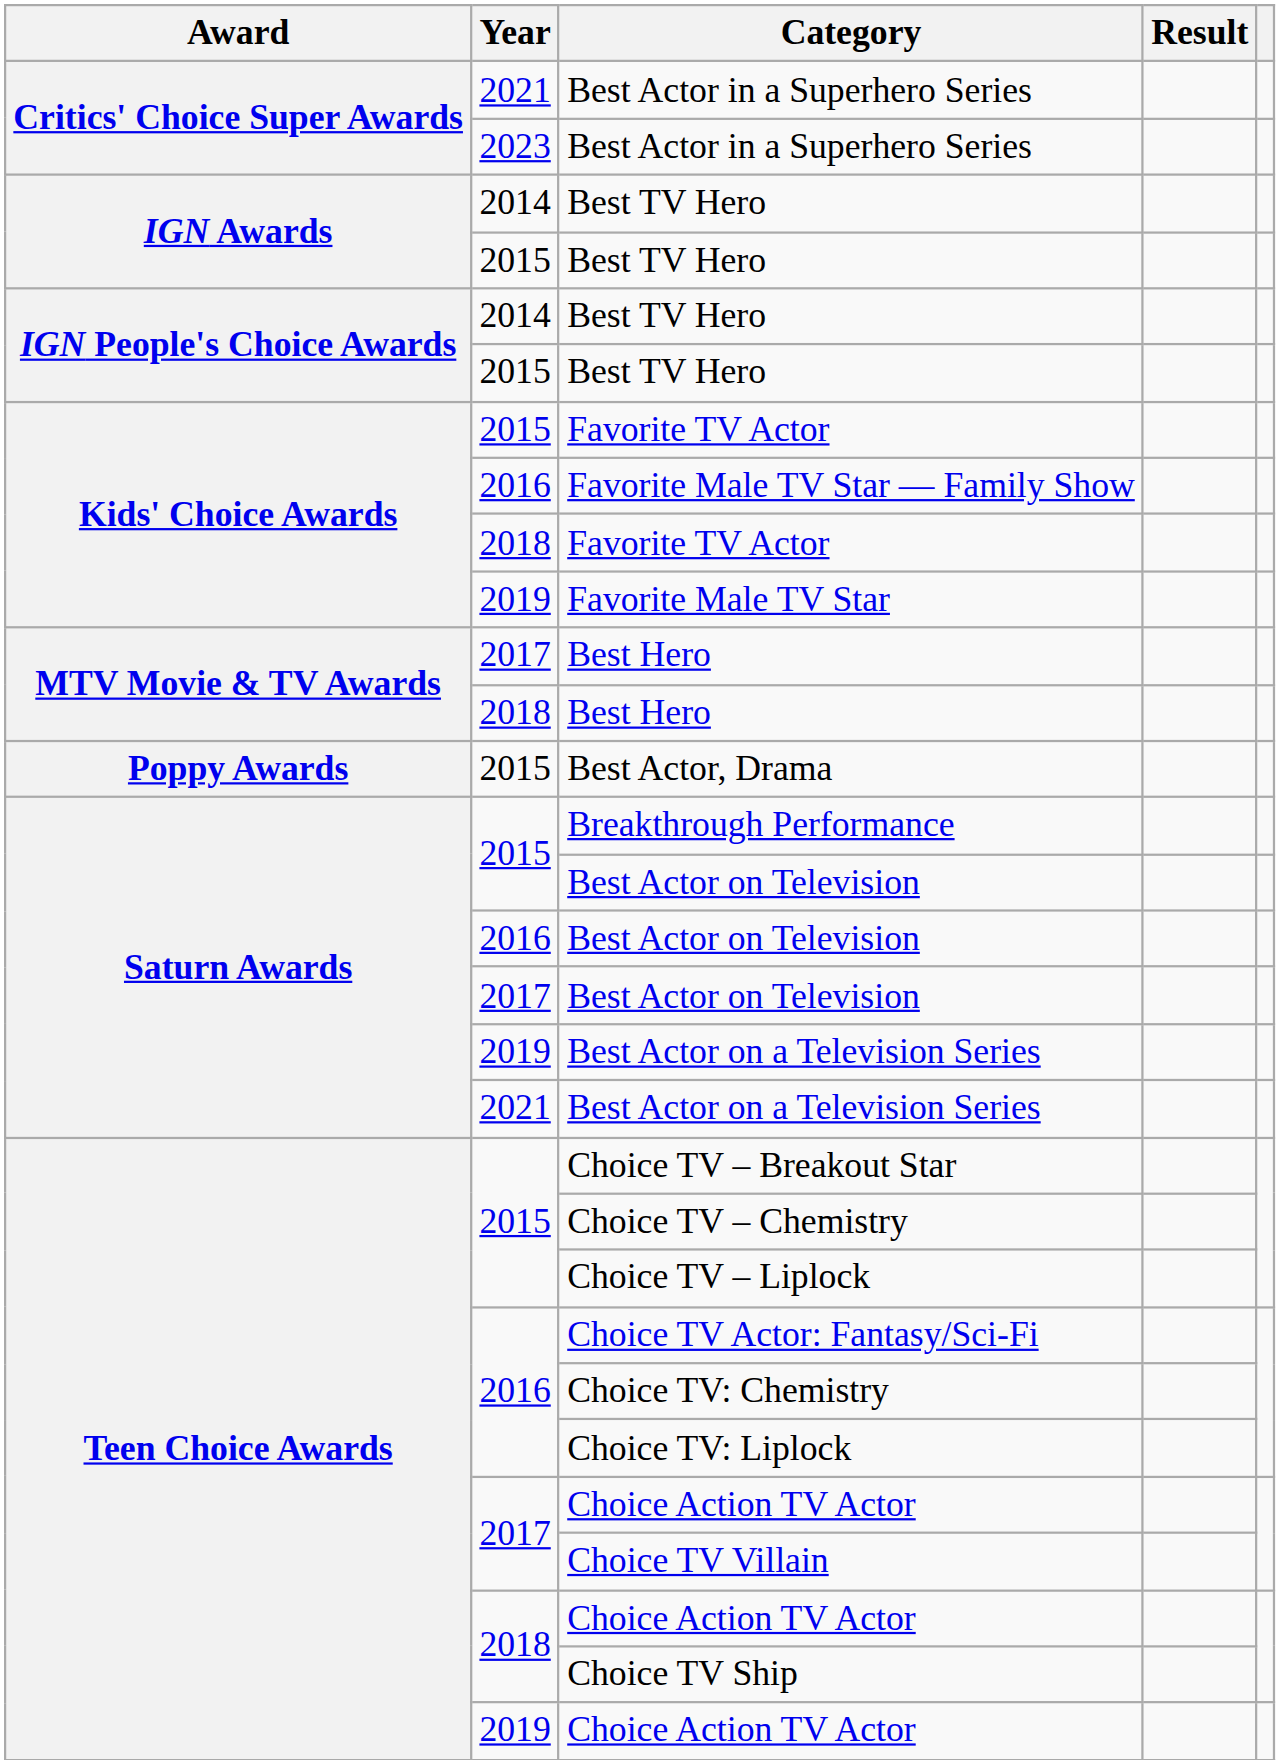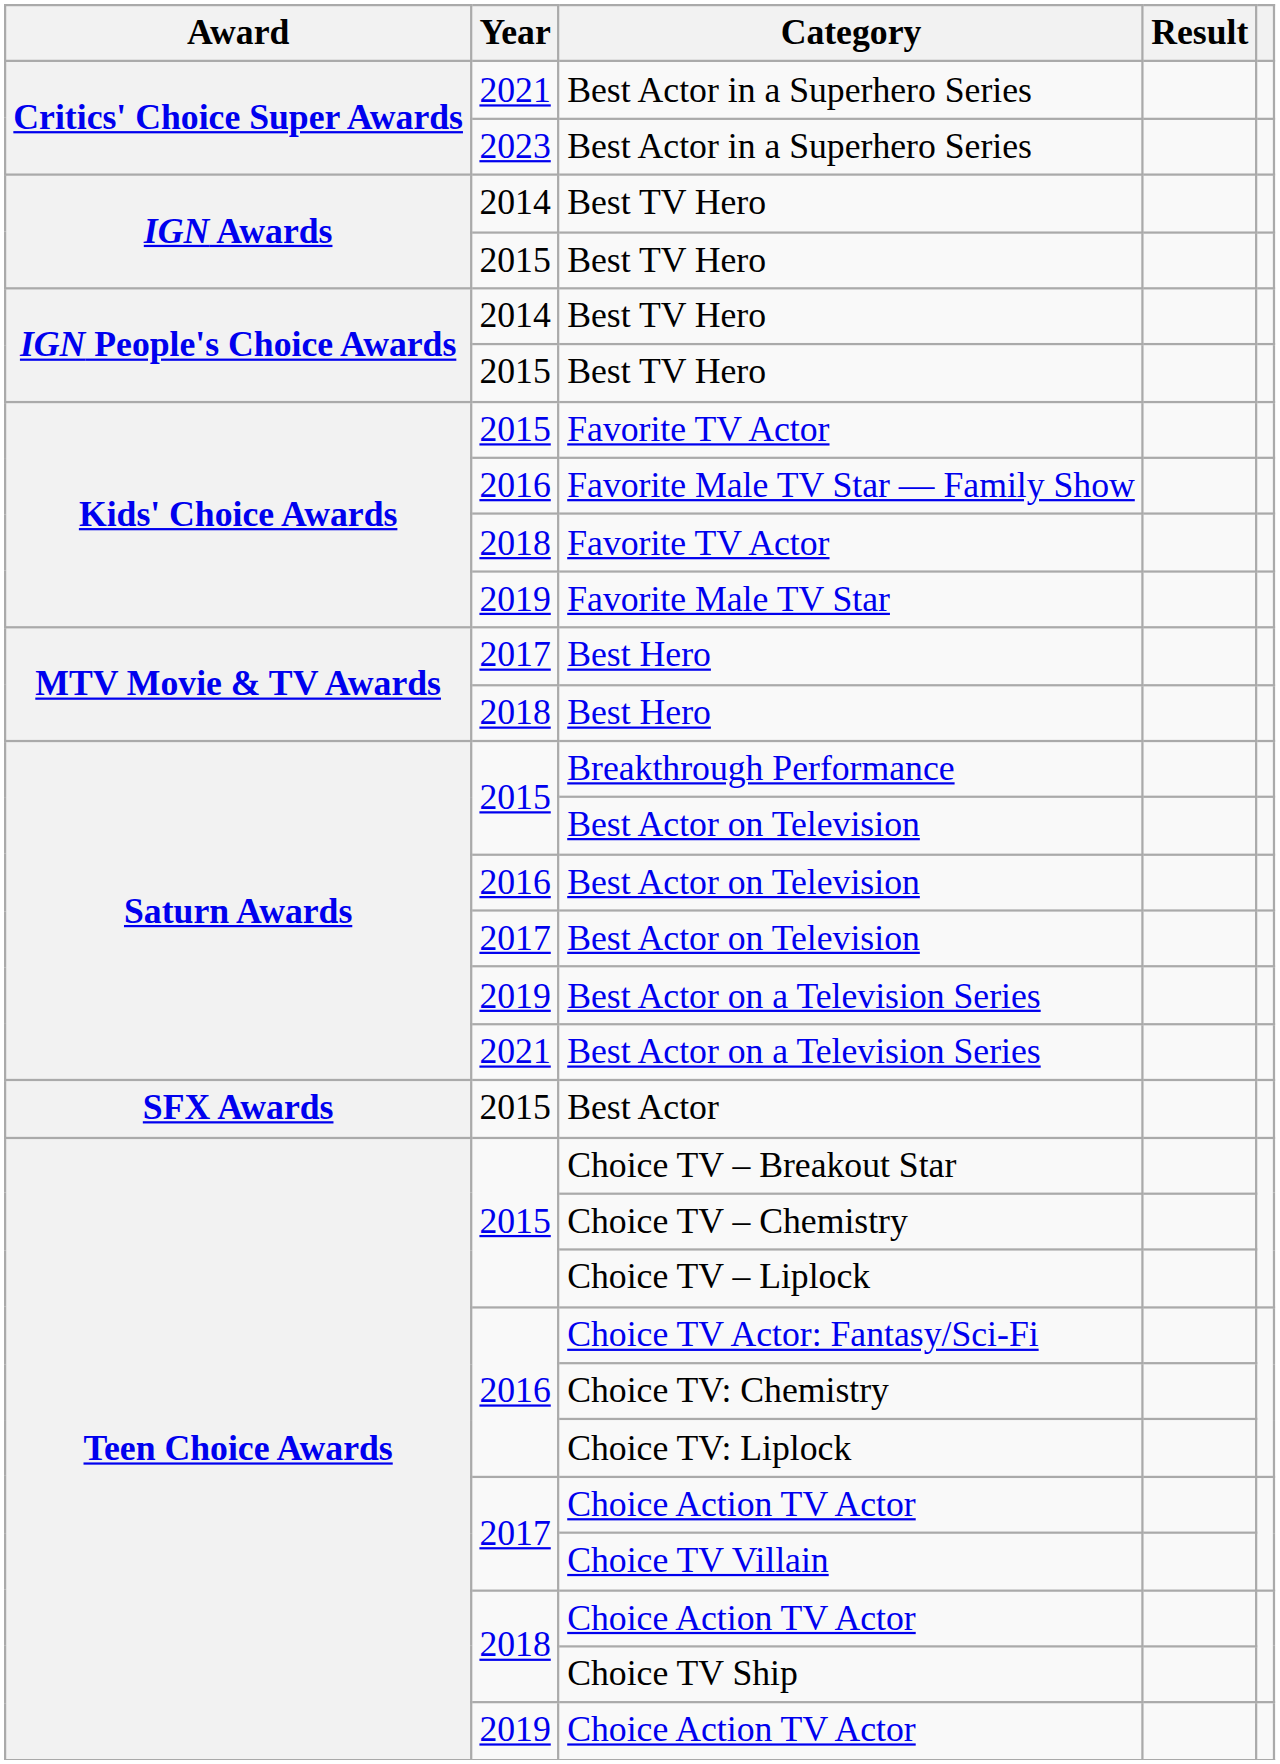- row: (515, 768)
+ row: (515, 1107)
